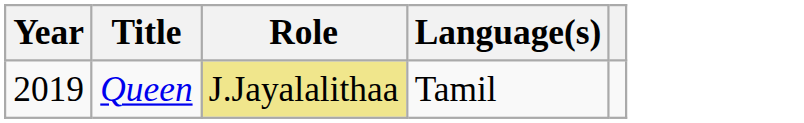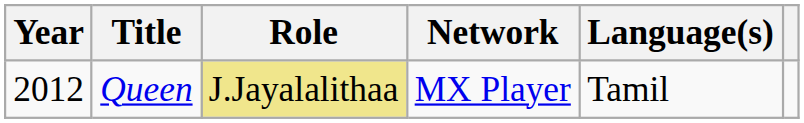+ column: (493, 32)
(49, 88) 2019 -> (49, 88) 2012
